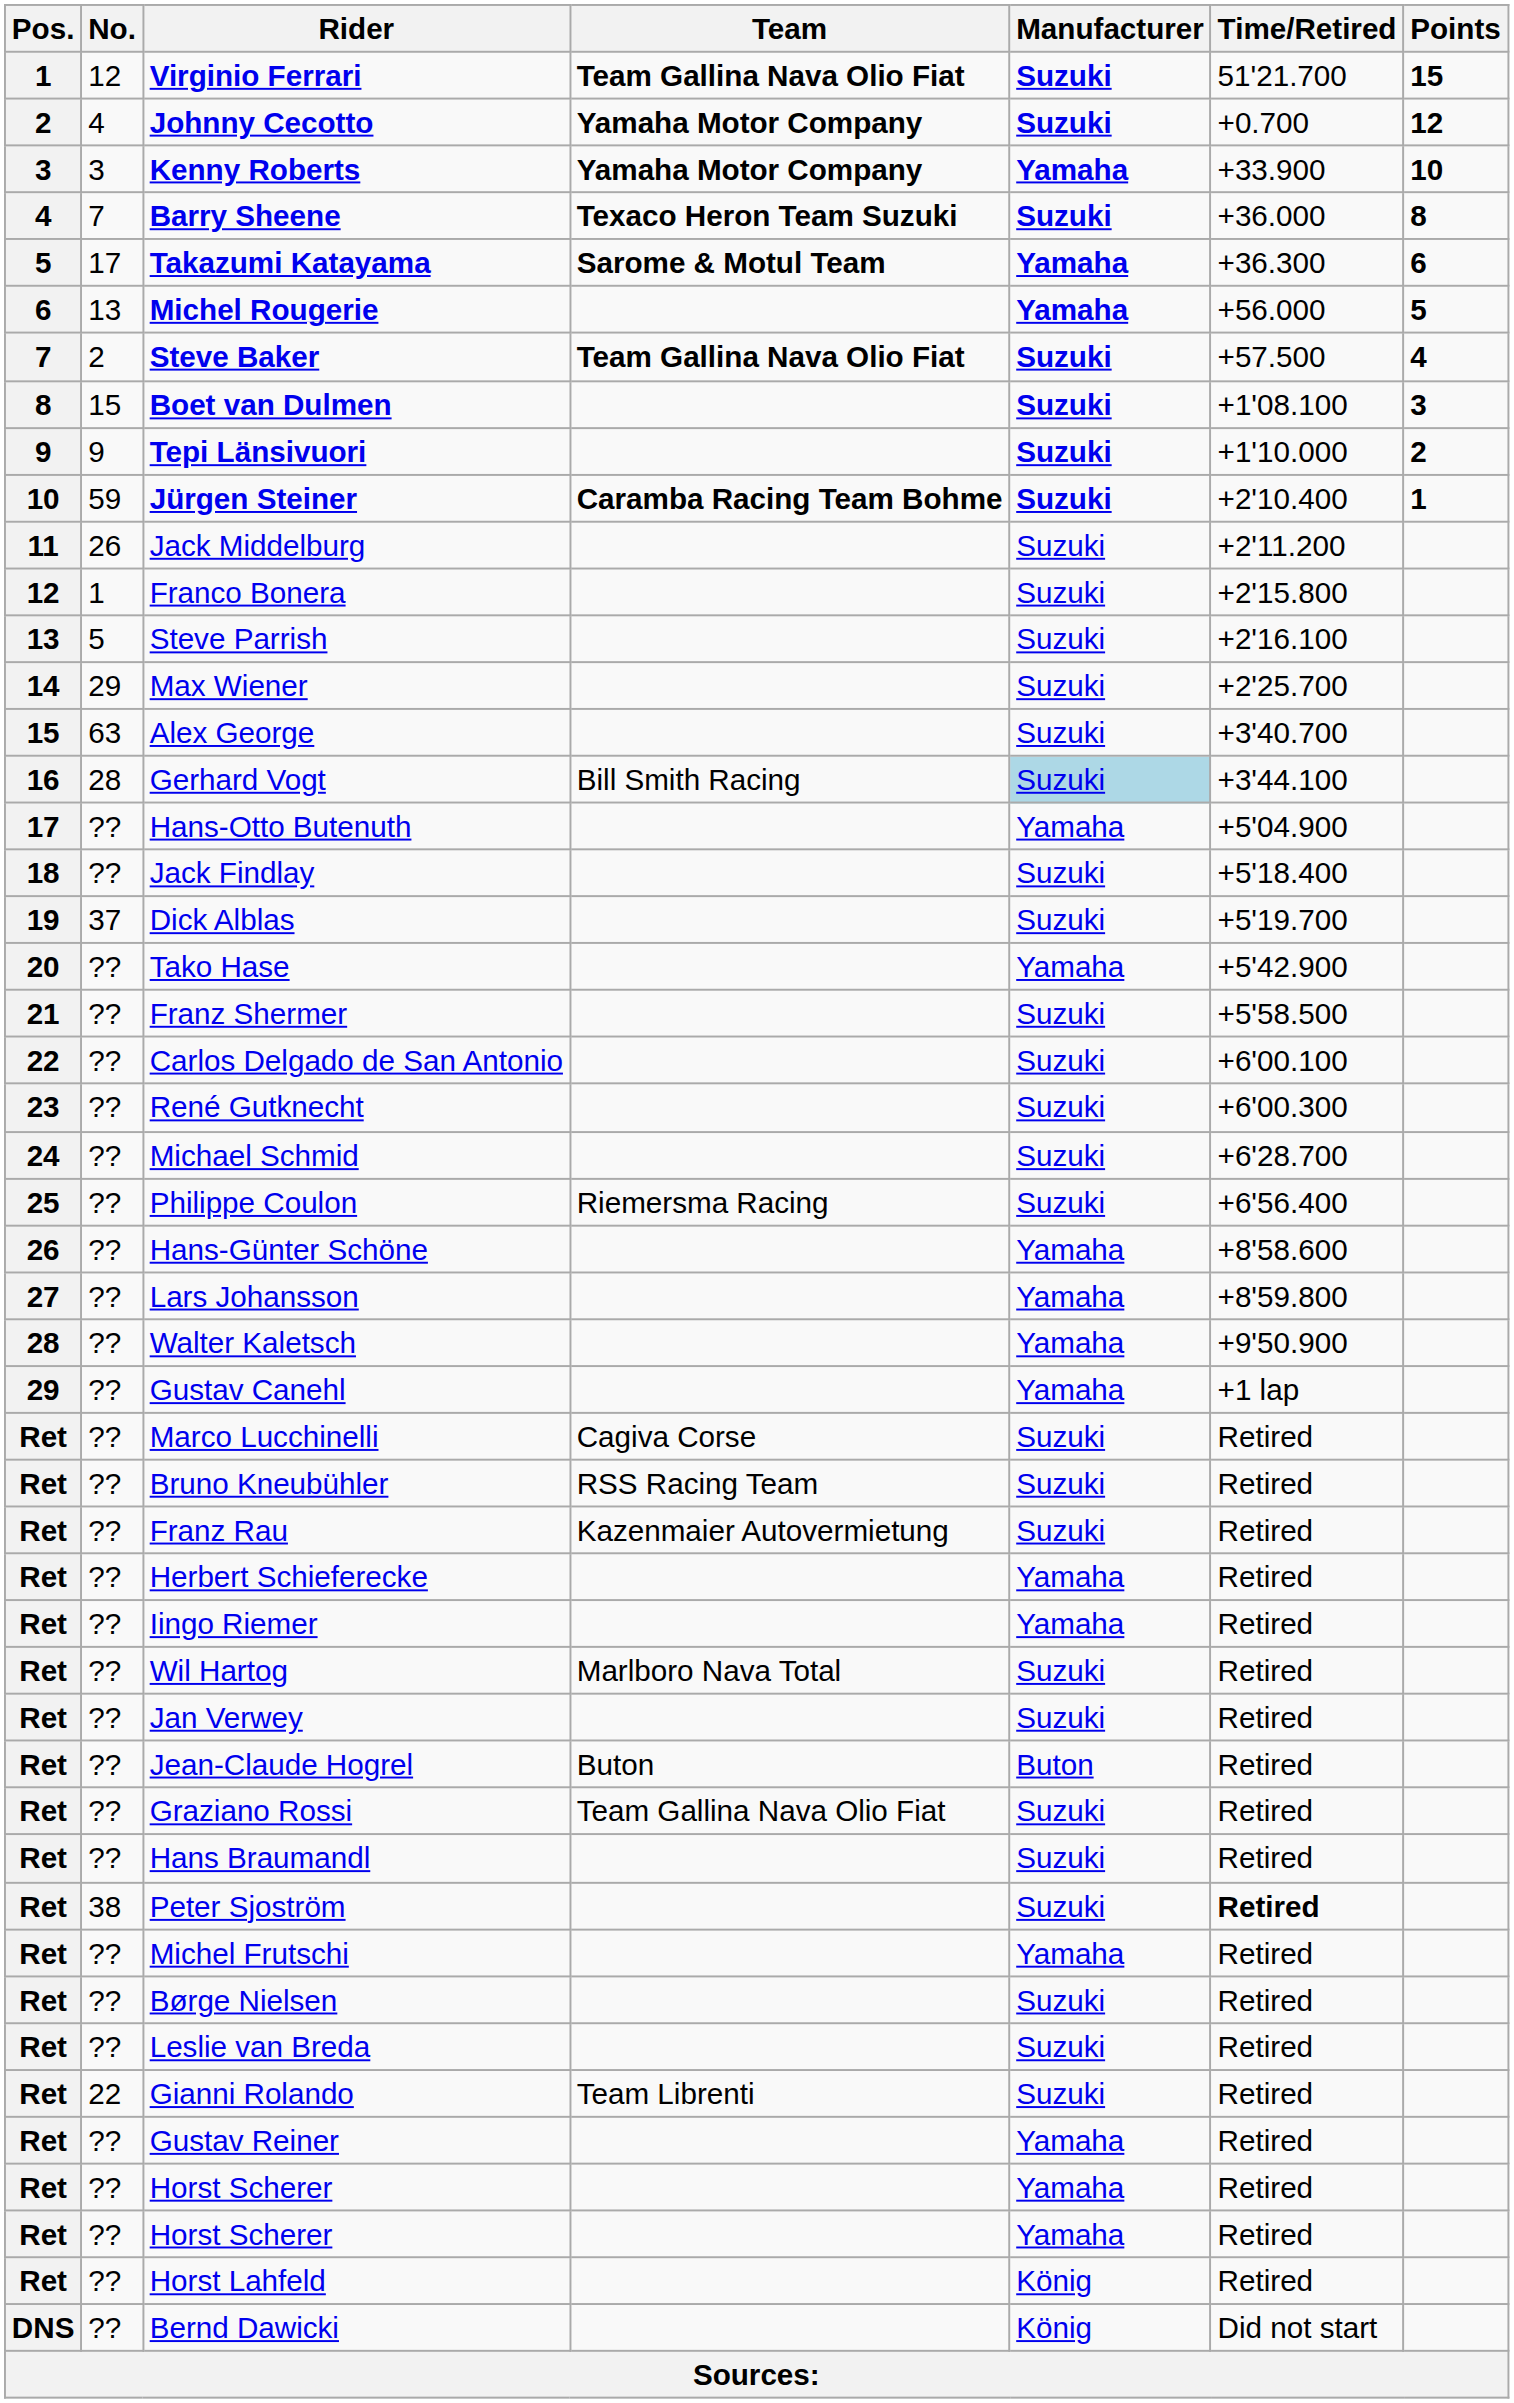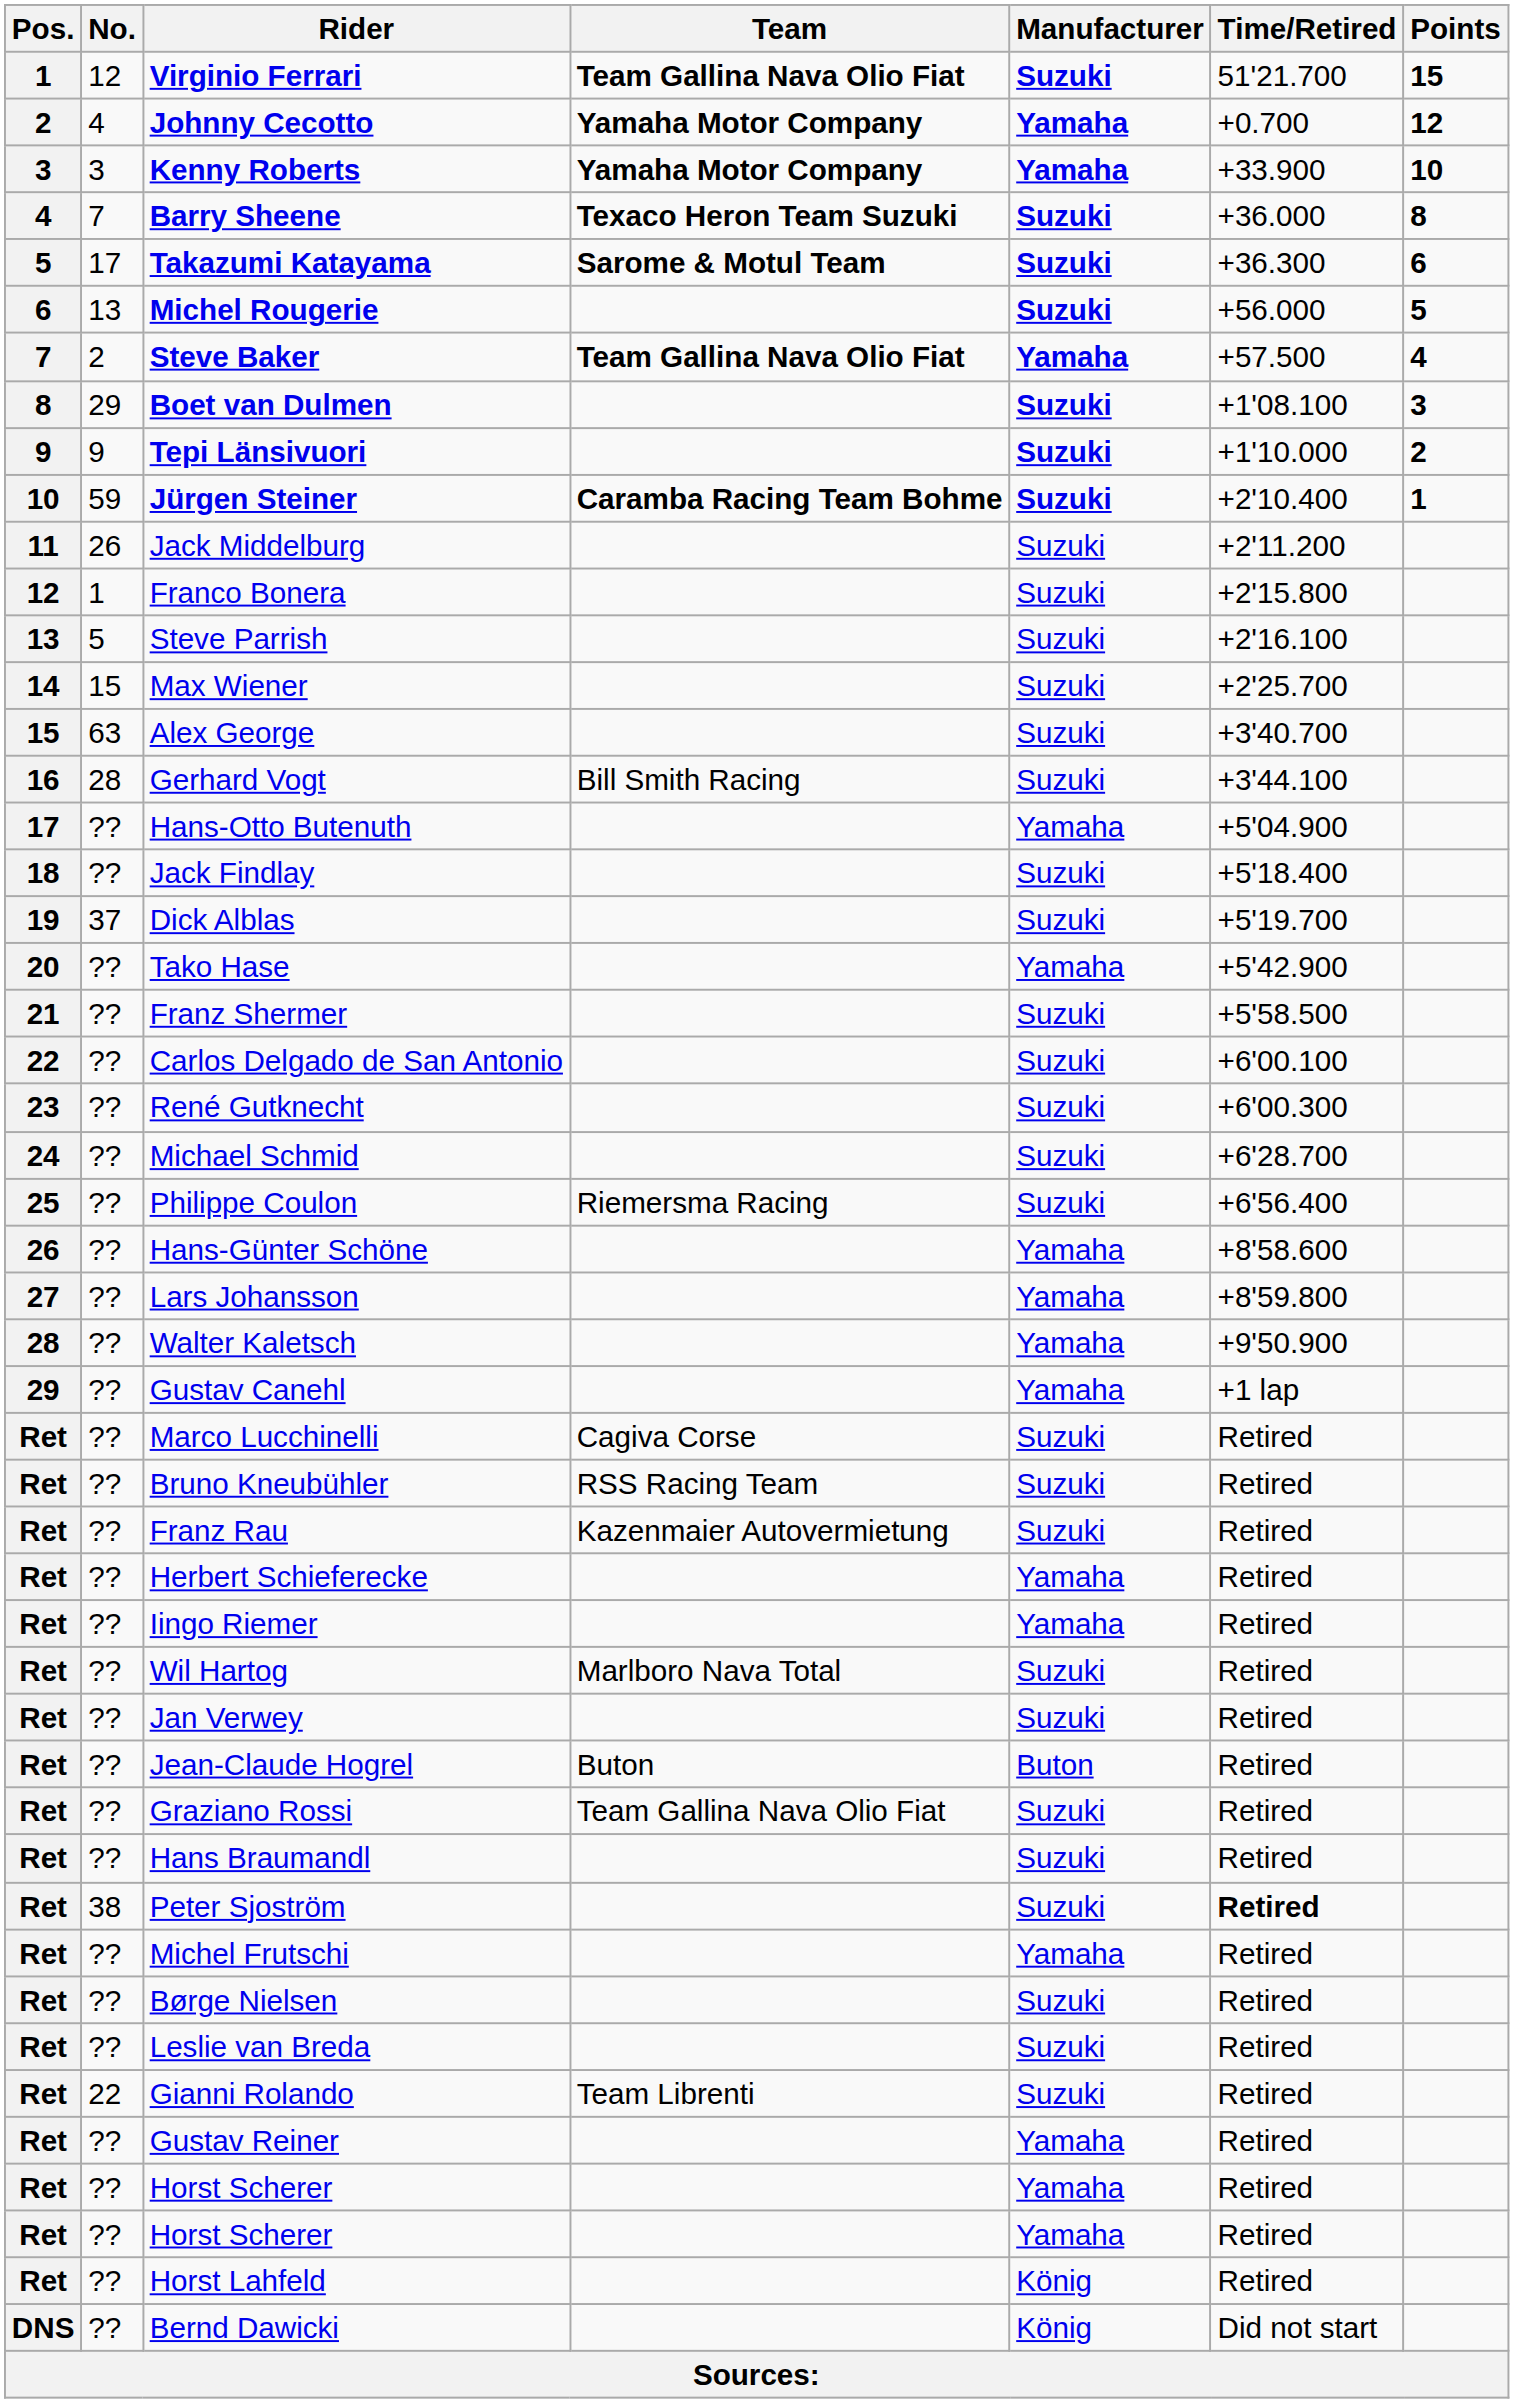(1064, 122) Suzuki -> (1072, 122) Yamaha
(1072, 263) Yamaha -> (1064, 263) Suzuki
(1072, 310) Yamaha -> (1064, 310) Suzuki
(1064, 357) Suzuki -> (1072, 357) Yamaha
(105, 404) 15 -> (105, 404) 29
(105, 686) 29 -> (105, 686) 15
(1061, 779) lightblue background -> (1061, 779) no background
